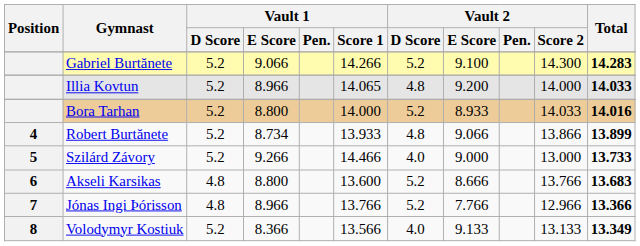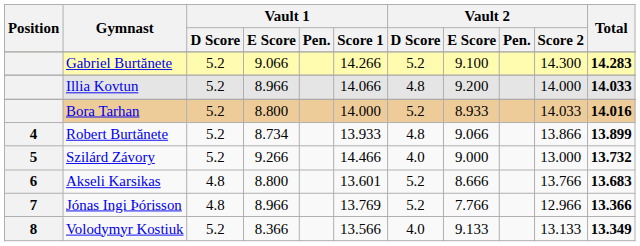(361, 87) 14.065 -> (361, 87) 14.066
(611, 157) 13.733 -> (611, 157) 13.732
(361, 181) 13.600 -> (361, 181) 13.601
(361, 205) 13.766 -> (361, 205) 13.769
